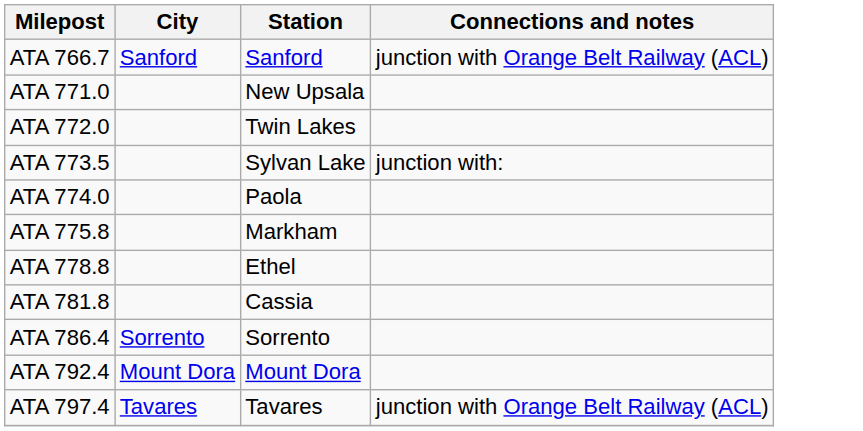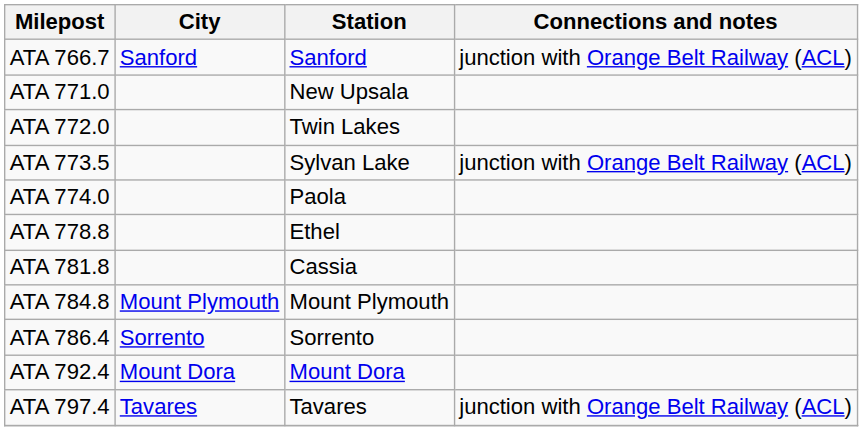(440, 162) junction with: -> (656, 162) junction with Orange Belt Railway (ACL)
- row: (60, 232)
+ row: (60, 302)
